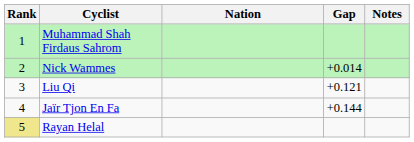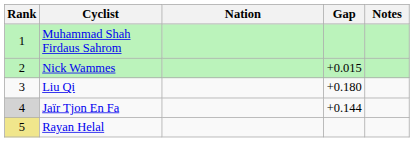(344, 68) +0.014 -> (344, 68) +0.015
(344, 87) +0.121 -> (344, 87) +0.180
(22, 107) no background -> (22, 107) lightgrey background
